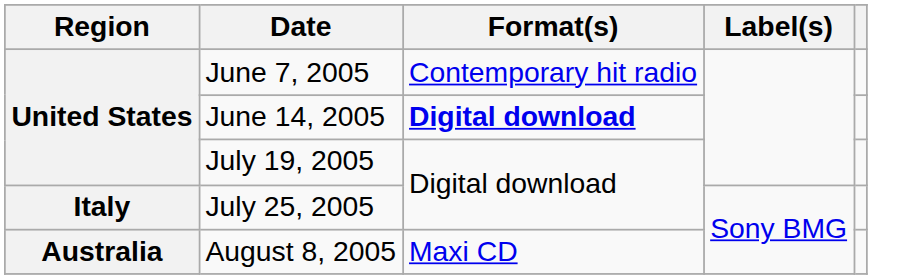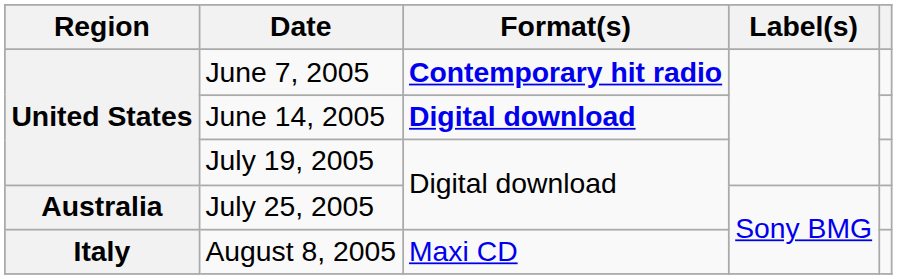(553, 71) normal -> (566, 71) bold
(102, 206) Italy -> (102, 206) Australia
(102, 251) Australia -> (102, 251) Italy
